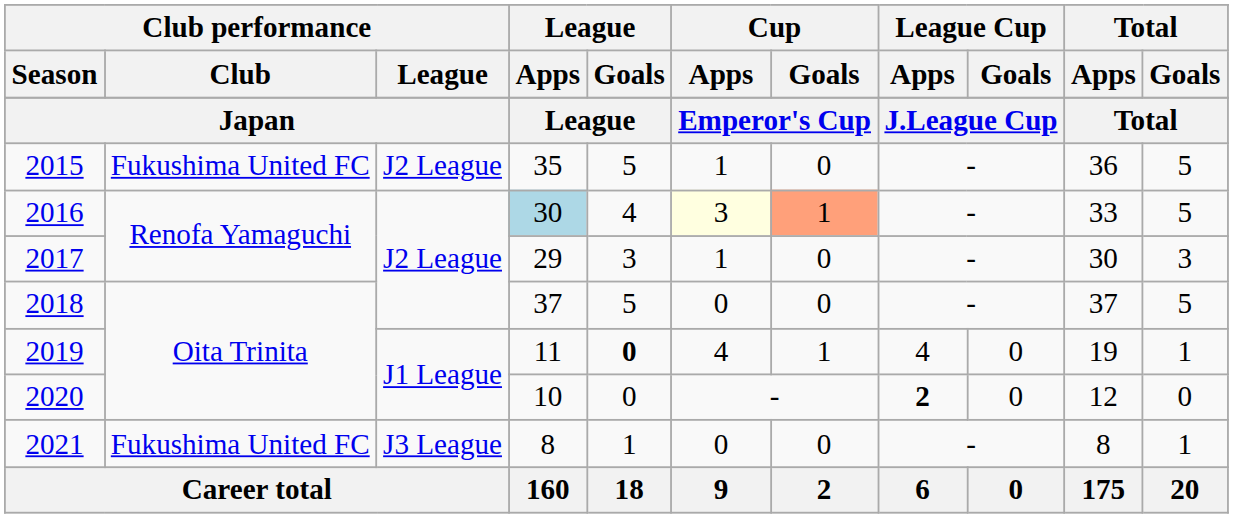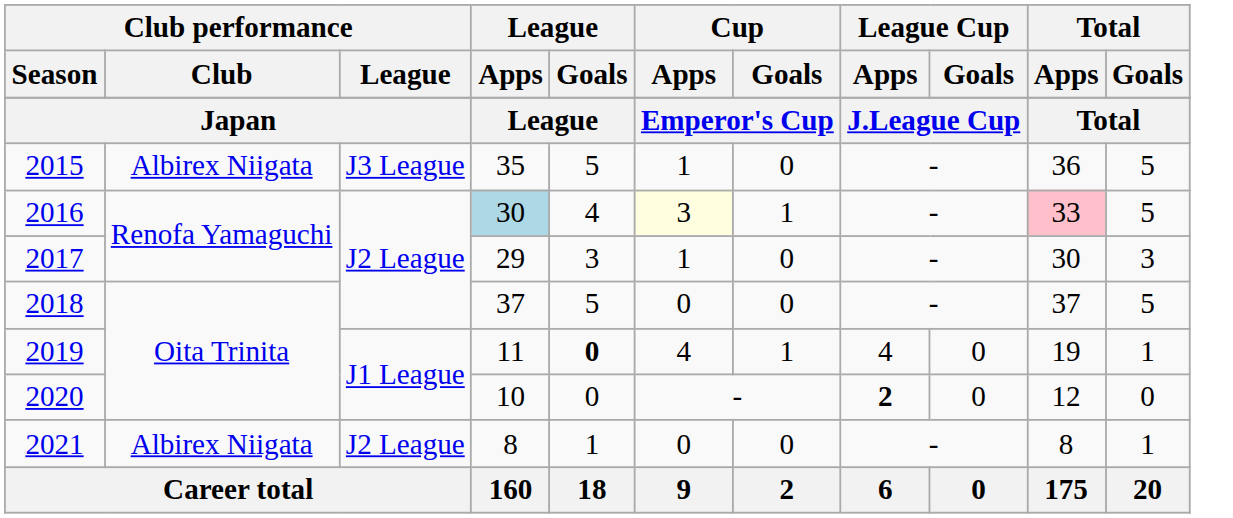(240, 166) Fukushima United FC -> (222, 166) Albirex Niigata
(443, 166) J2 League -> (405, 166) J3 League
(824, 212) lightsalmon background -> (787, 212) no background
(1103, 212) no background -> (1066, 212) pink background
(240, 443) Fukushima United FC -> (222, 443) Albirex Niigata
(443, 443) J3 League -> (405, 443) J2 League
